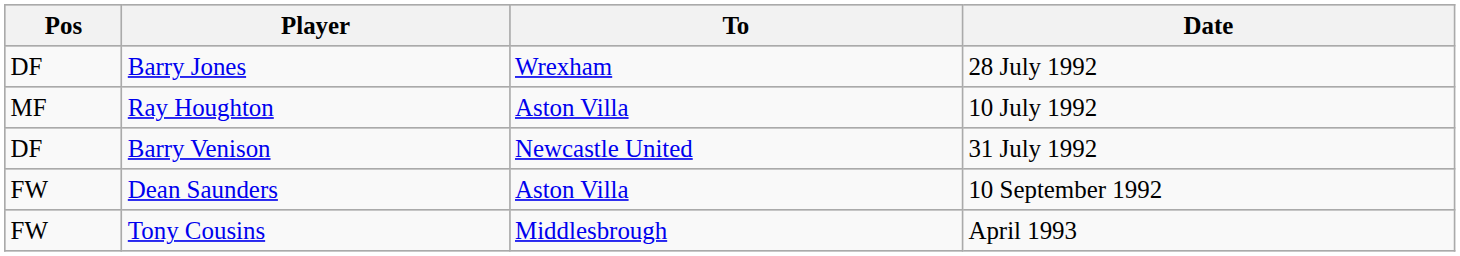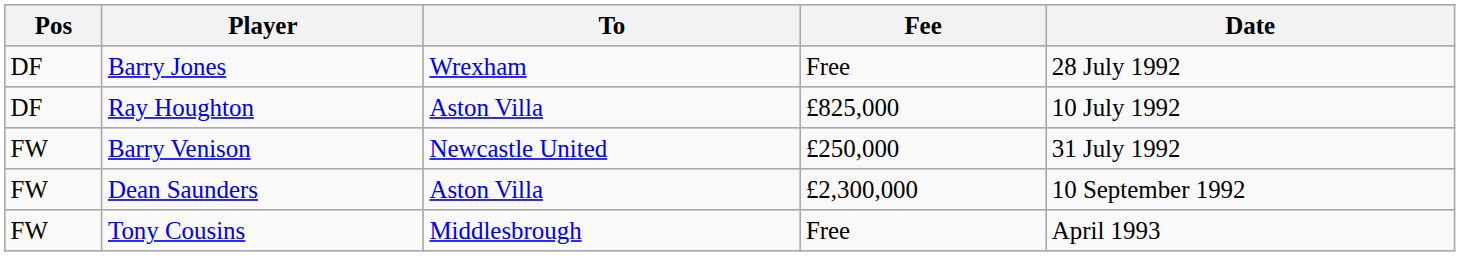+ column: (923, 25)
(29, 107) MF -> (27, 107) DF
(27, 148) DF -> (29, 148) FW
